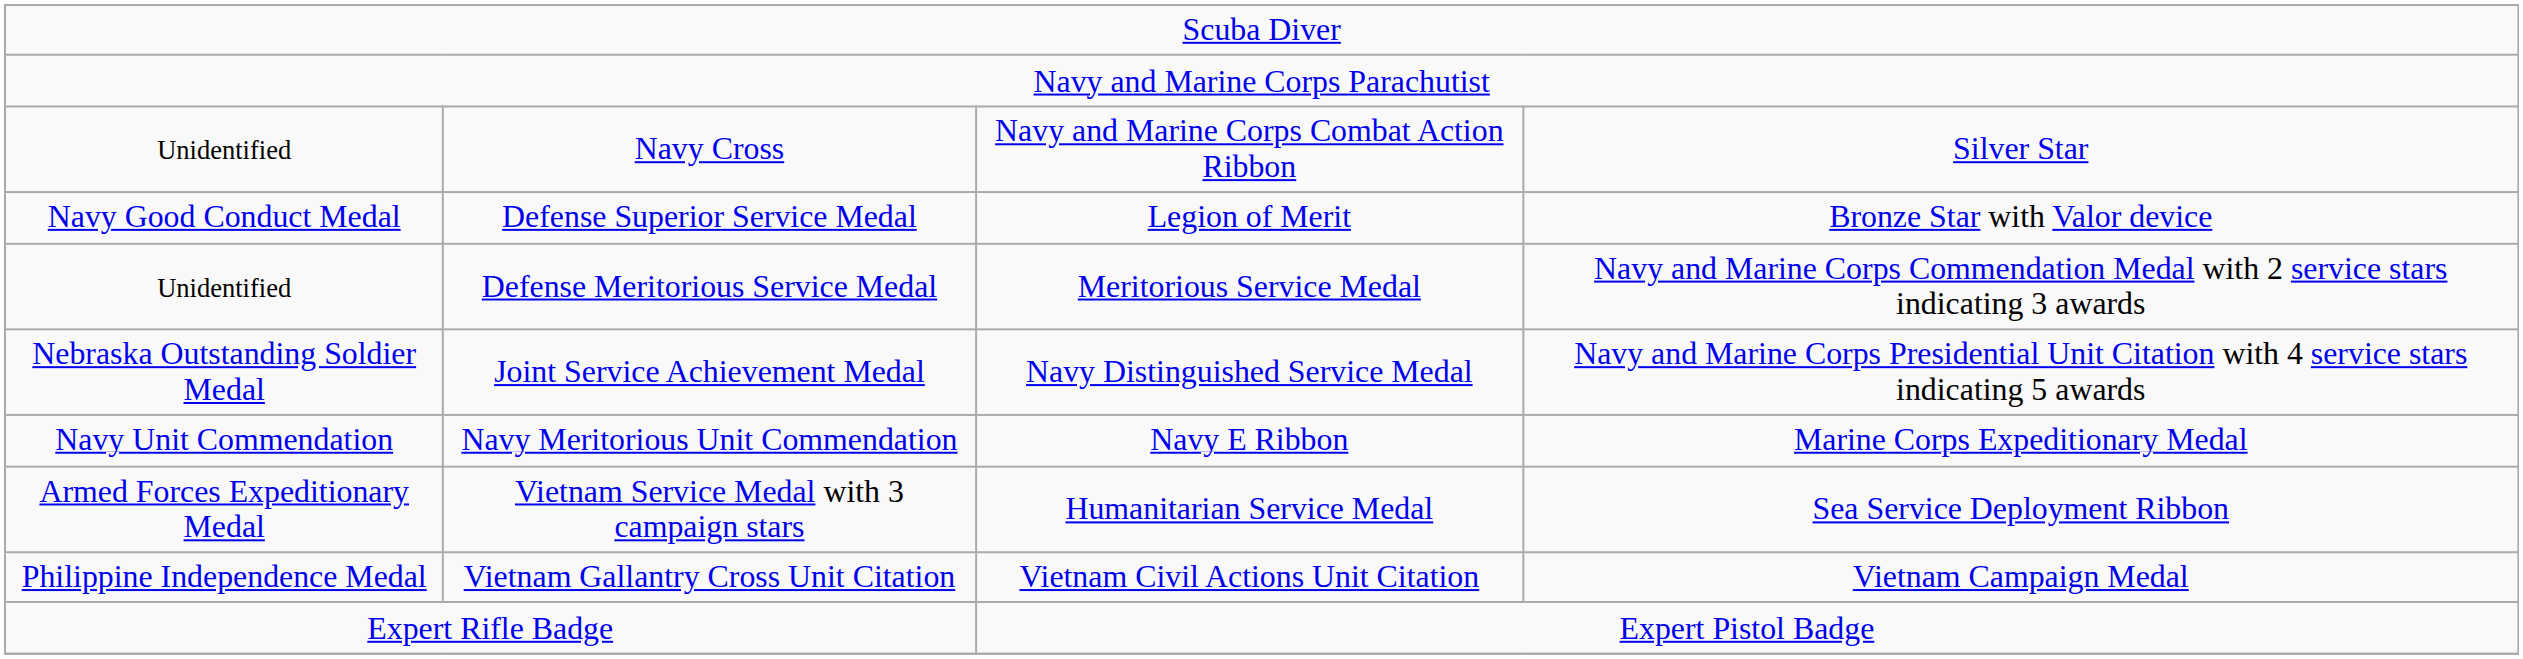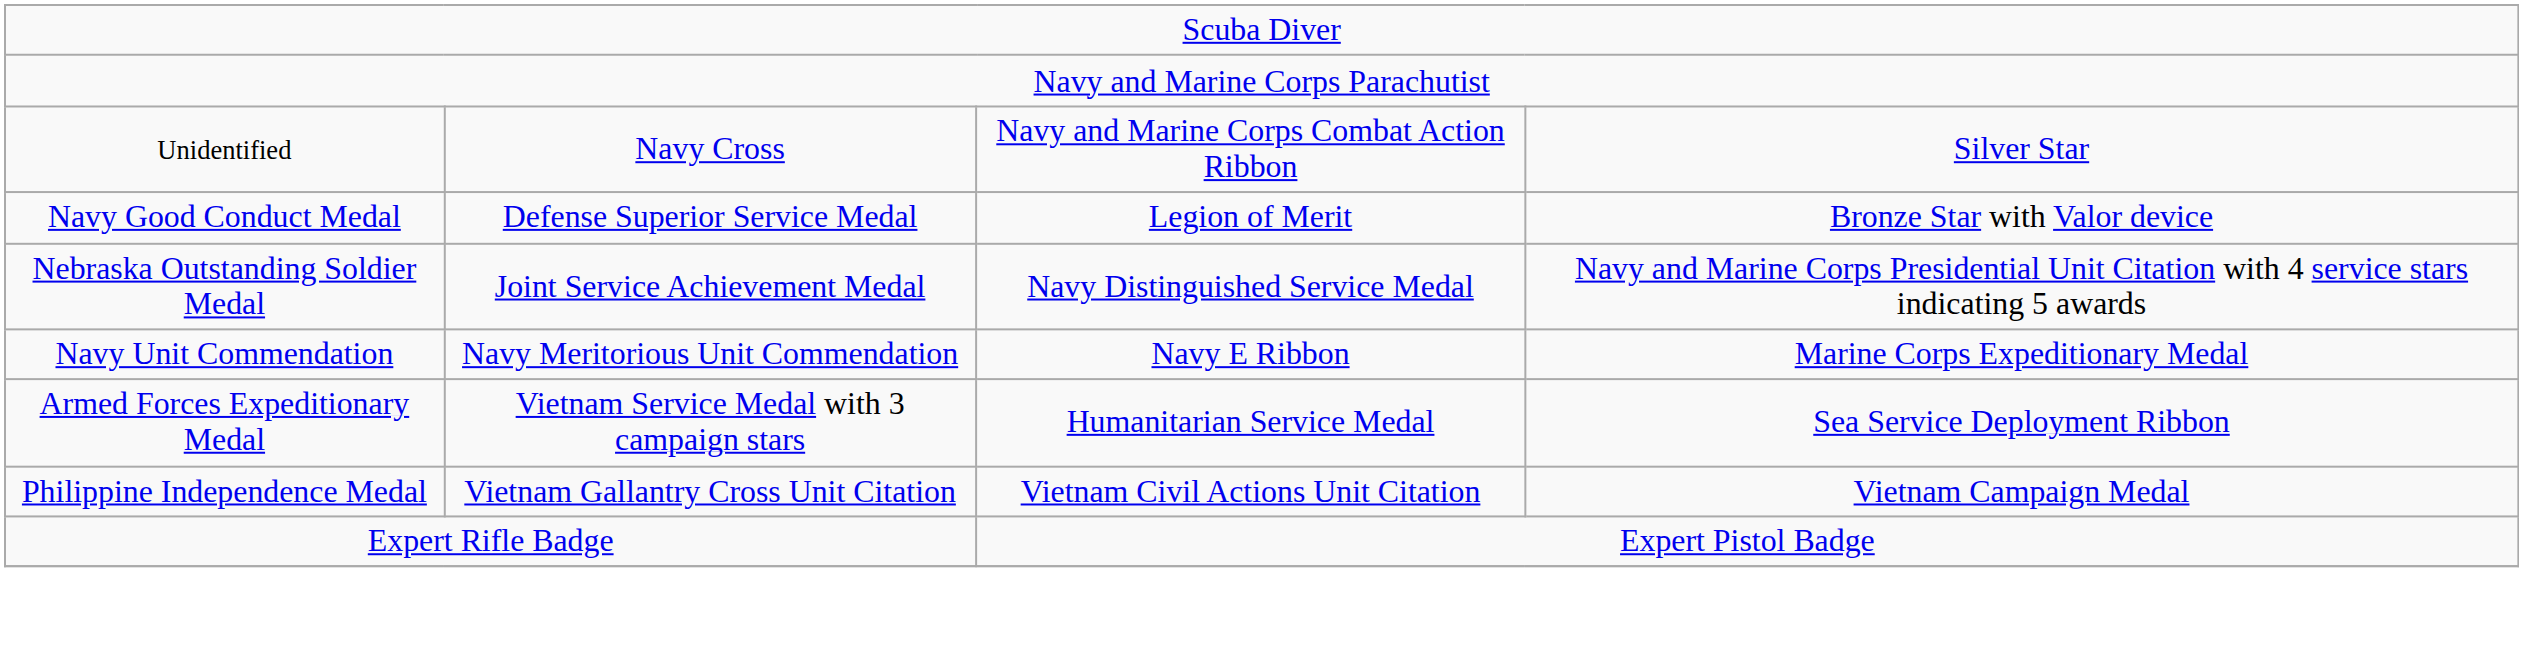- row: (709, 285)
